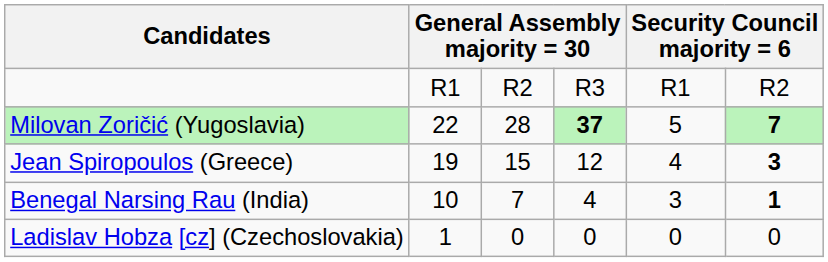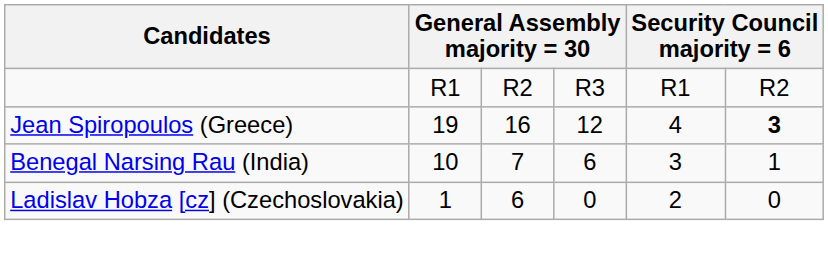- row: (158, 125)
(518, 162) 15 -> (518, 125) 16
(590, 200) 4 -> (590, 162) 6
(774, 200) bold -> (774, 162) normal
(518, 237) 0 -> (518, 200) 6
(675, 237) 0 -> (675, 200) 2
